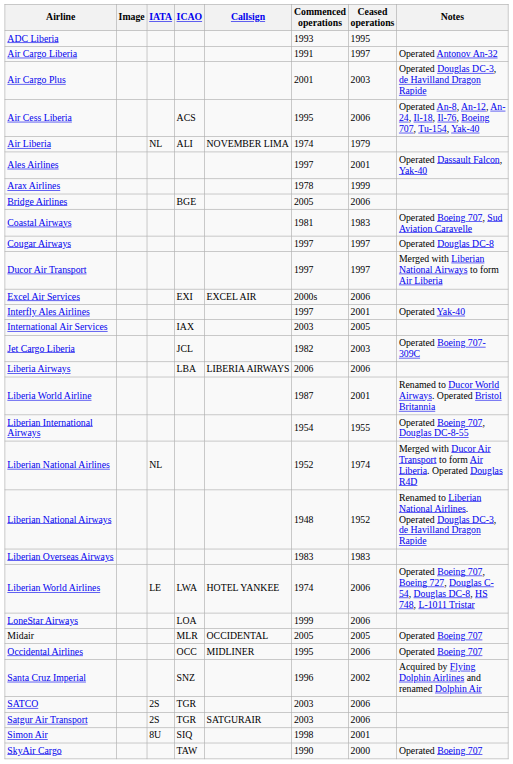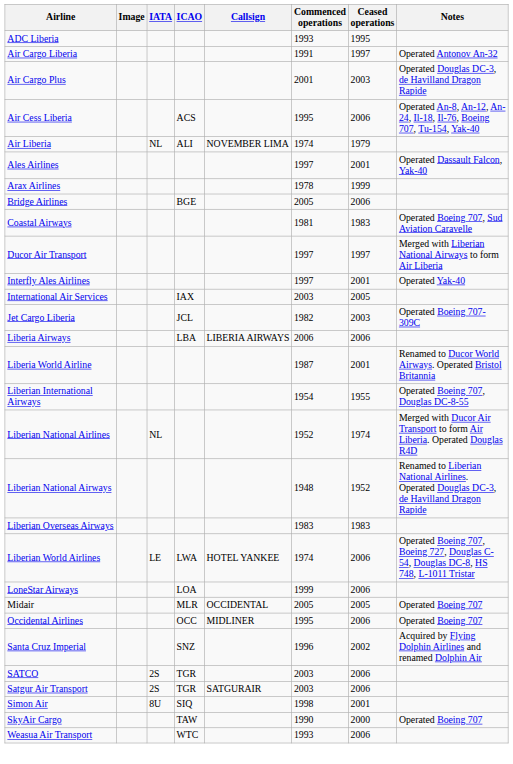- row: (39, 243)
- row: (44, 296)
+ row: (50, 735)
